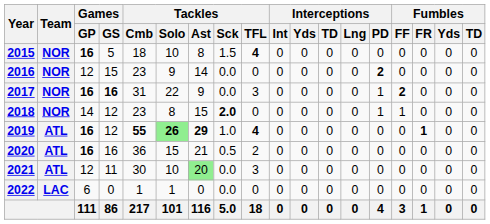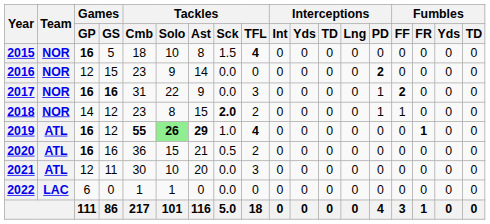(256, 111) 0 -> (256, 111) 2
(201, 170) lightgreen background -> (201, 170) no background
